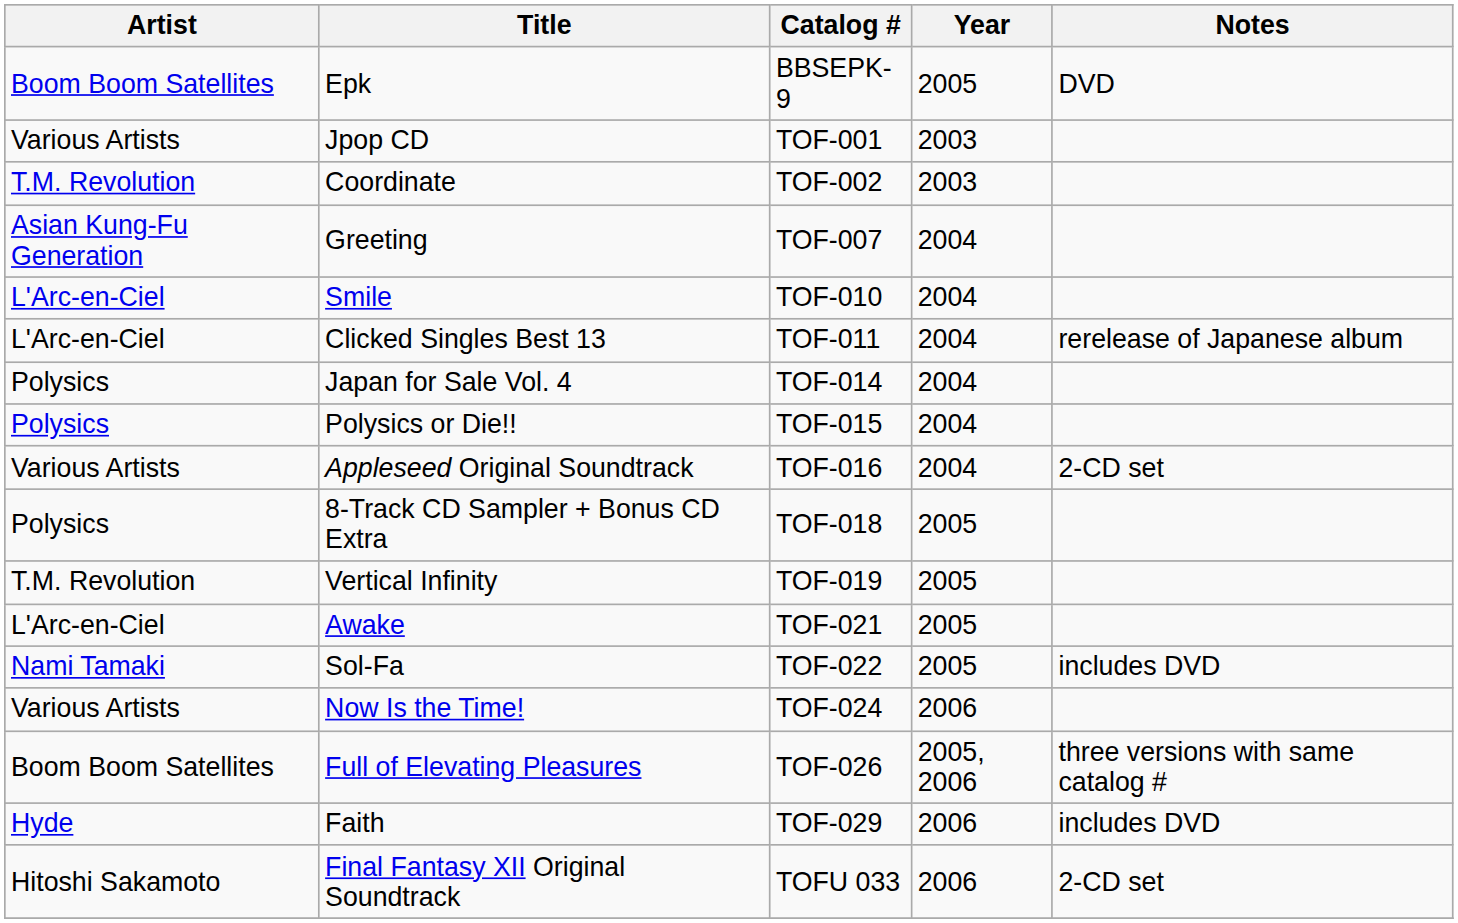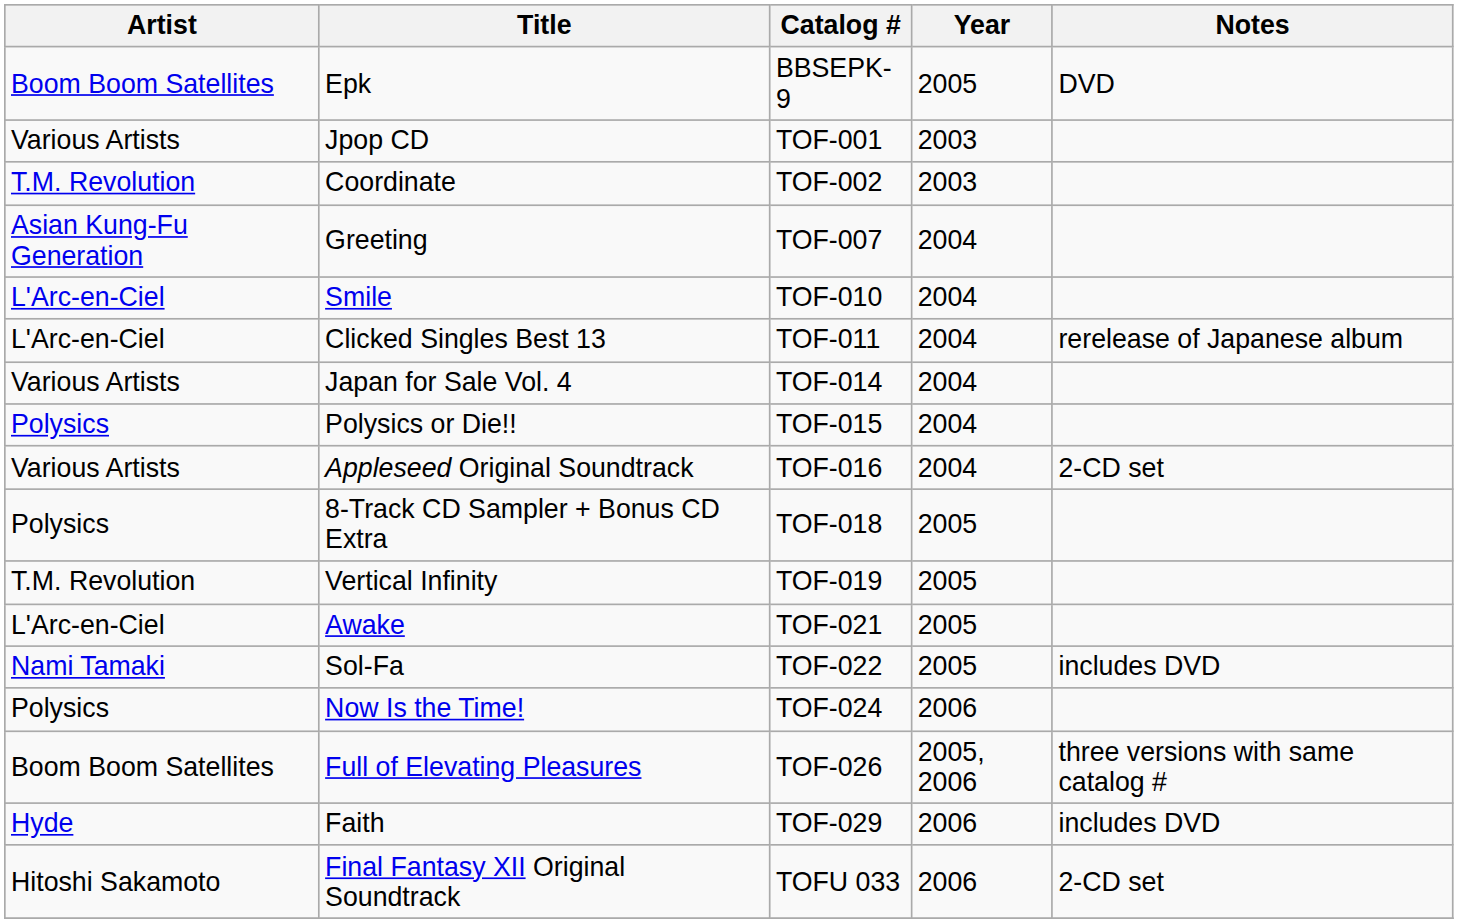(60, 382) Polysics -> (95, 382) Various Artists
(95, 709) Various Artists -> (60, 709) Polysics
